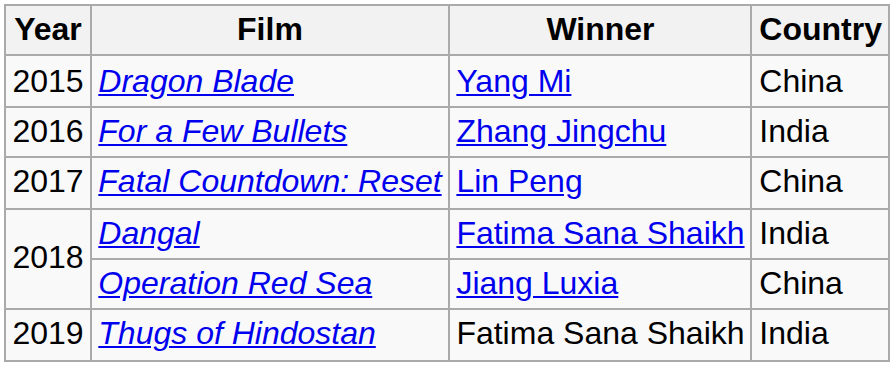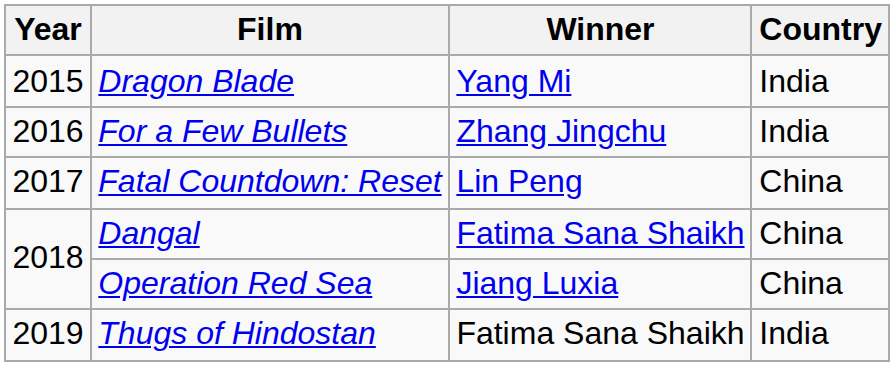(801, 80) China -> (794, 80) India
(794, 232) India -> (801, 232) China
